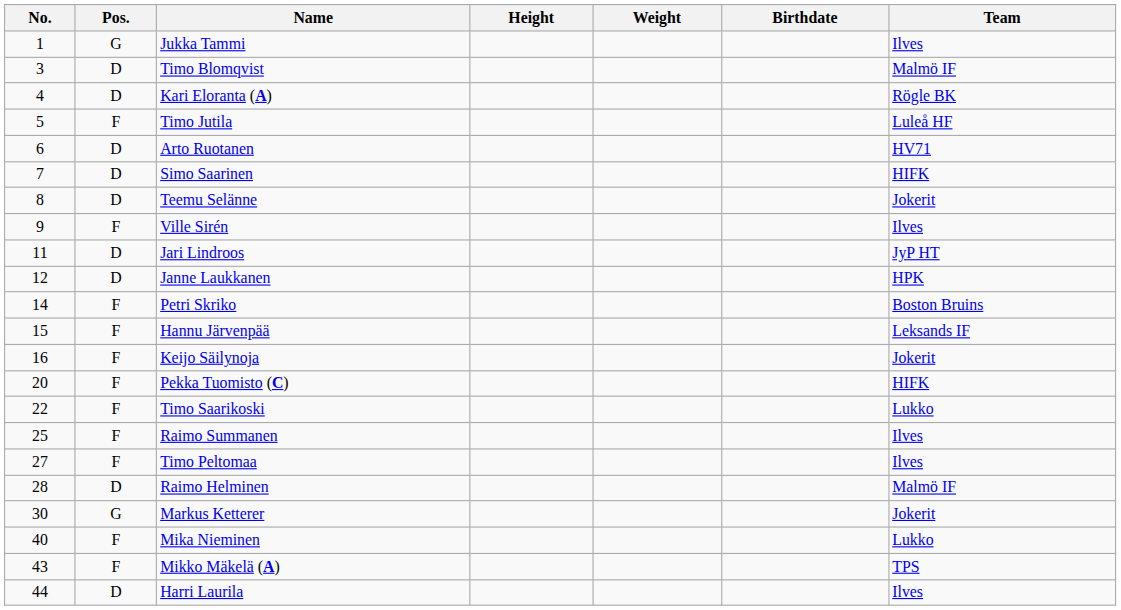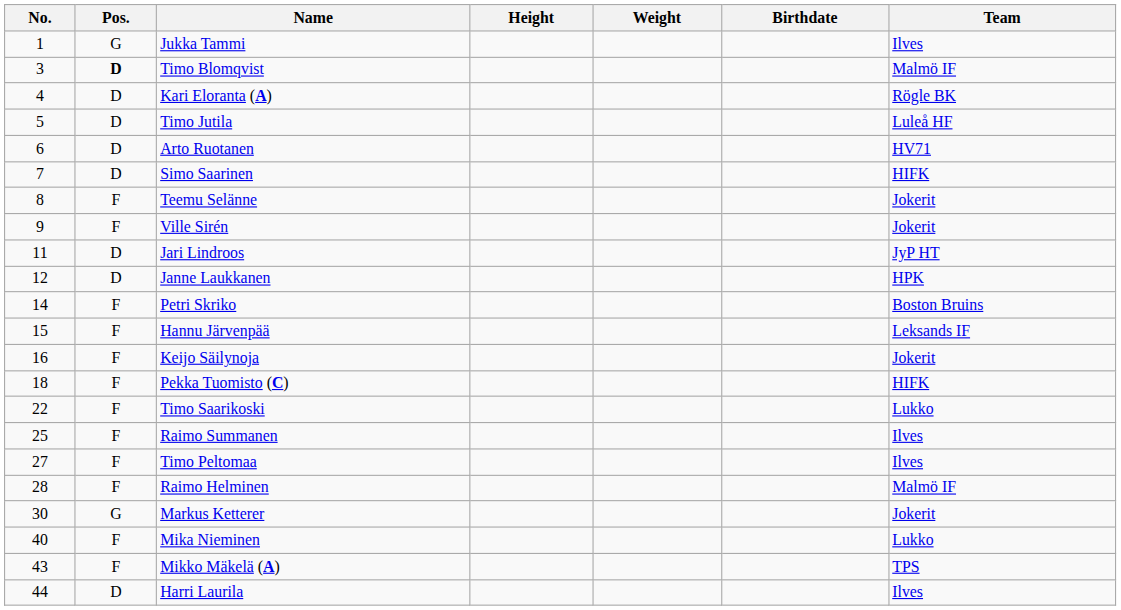(116, 70) normal -> (116, 70) bold
(116, 122) F -> (116, 122) D
(116, 200) D -> (116, 200) F
(908, 226) Ilves -> (914, 226) Jokerit
(40, 383) 20 -> (40, 383) 18
(116, 488) D -> (116, 488) F
